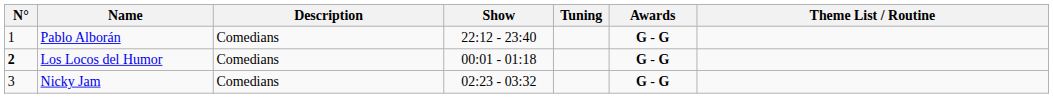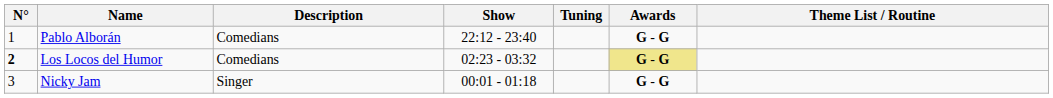(499, 59) 00:01 - 01:18 -> (499, 59) 02:23 - 03:32
(653, 59) no background -> (653, 59) khaki background
(248, 81) Comedians -> (235, 81) Singer
(499, 81) 02:23 - 03:32 -> (499, 81) 00:01 - 01:18
